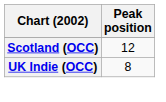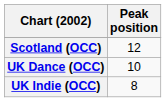+ row: (56, 67)
